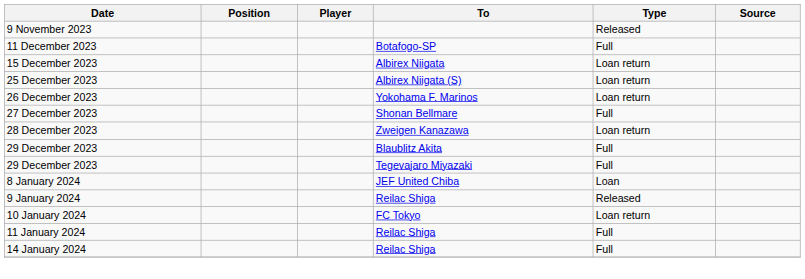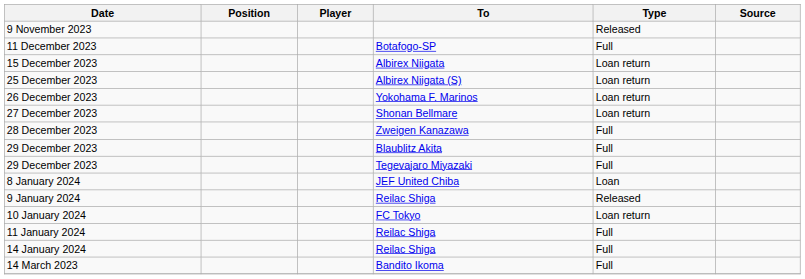(604, 114) Full -> (623, 114) Loan return
(623, 131) Loan return -> (604, 131) Full
+ row: (42, 266)
